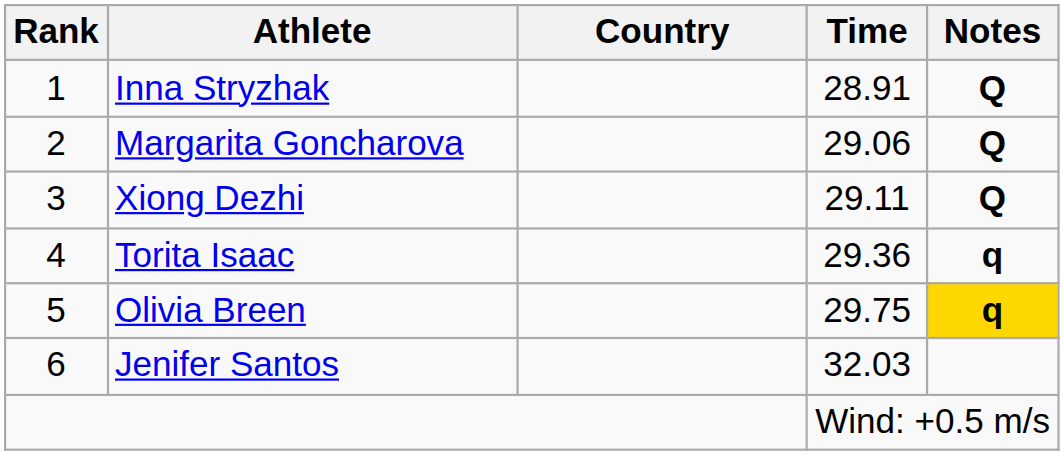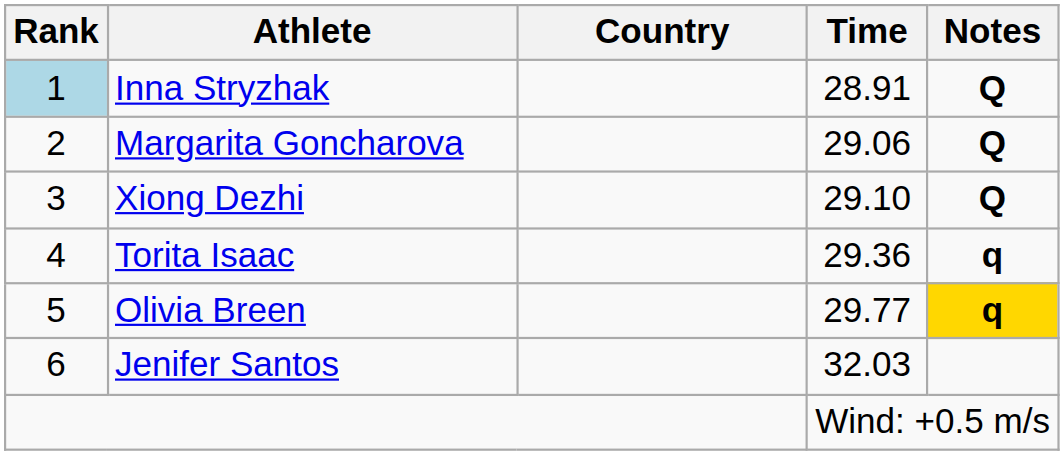(56, 87) no background -> (56, 87) lightblue background
(867, 198) 29.11 -> (867, 198) 29.10
(867, 310) 29.75 -> (867, 310) 29.77
